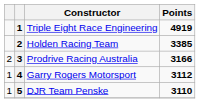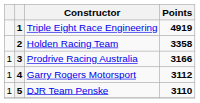(181, 44) 3385 -> (181, 44) 3358
(9, 59) 2 -> (9, 59) 1
